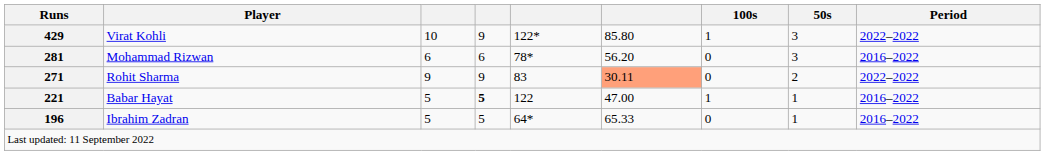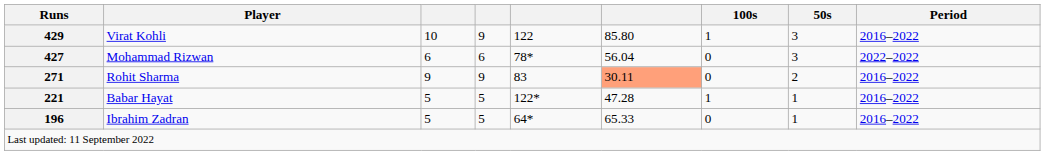(527, 35) 122* -> (523, 35) 122
(889, 35) 2022–2022 -> (889, 35) 2016–2022
(54, 56) 281 -> (54, 56) 427
(619, 56) 56.20 -> (619, 56) 56.04
(889, 56) 2016–2022 -> (889, 56) 2022–2022
(889, 77) 2022–2022 -> (889, 77) 2016–2022
(481, 98) bold -> (481, 98) normal
(523, 98) 122 -> (527, 98) 122*
(619, 98) 47.00 -> (619, 98) 47.28
